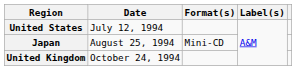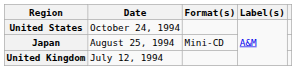(127, 27) July 12, 1994 -> (135, 27) October 24, 1994
(135, 58) October 24, 1994 -> (127, 58) July 12, 1994
